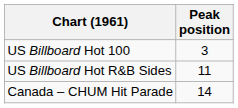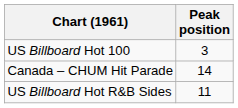rows swapped: (89, 71) <-> (90, 92)
